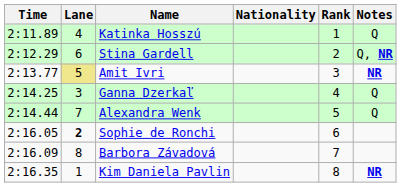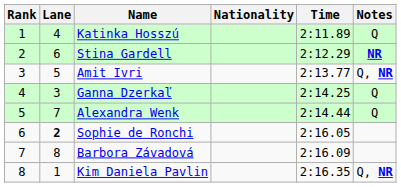columns swapped: (336, 14) <-> (33, 14)
(375, 54) Q, NR -> (375, 54) NR
(79, 73) khaki background -> (57, 73) no background
(375, 73) NR -> (375, 73) Q, NR
(375, 172) NR -> (375, 172) Q, NR
